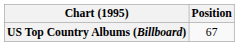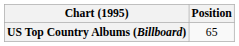(212, 32) 67 -> (212, 32) 65
